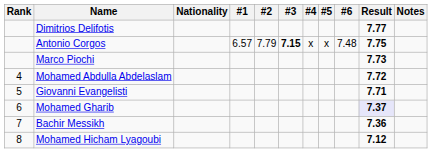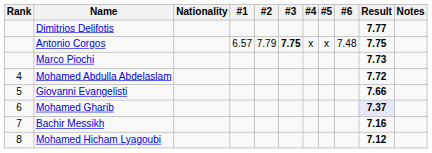(291, 44) 7.15 -> (291, 44) 7.75
(377, 92) 7.71 -> (377, 92) 7.66
(377, 124) 7.36 -> (377, 124) 7.16
